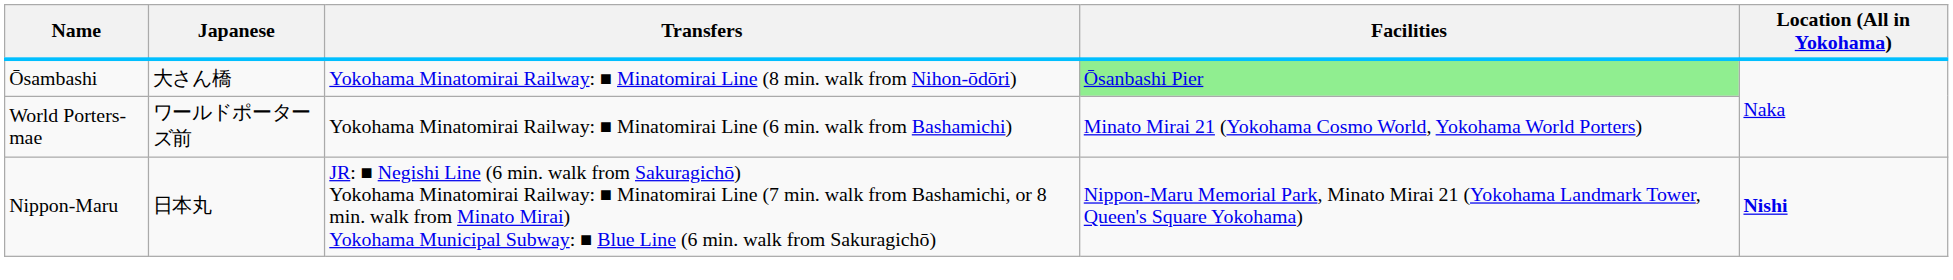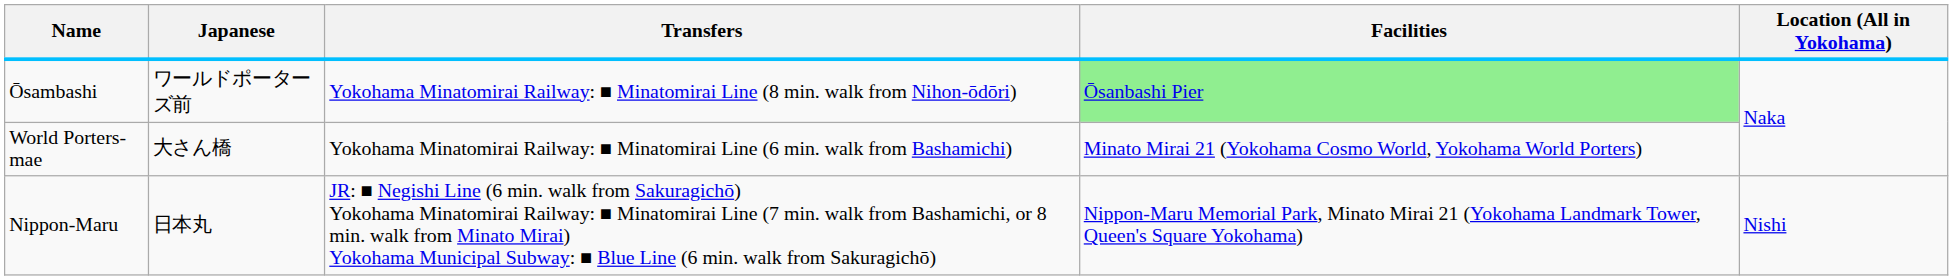(192, 77) 大さん橋 -> (232, 90) ワールドポーターズ前
(232, 125) ワールドポーターズ前 -> (192, 148) 大さん橋
(1766, 206) bold -> (1765, 224) normal
